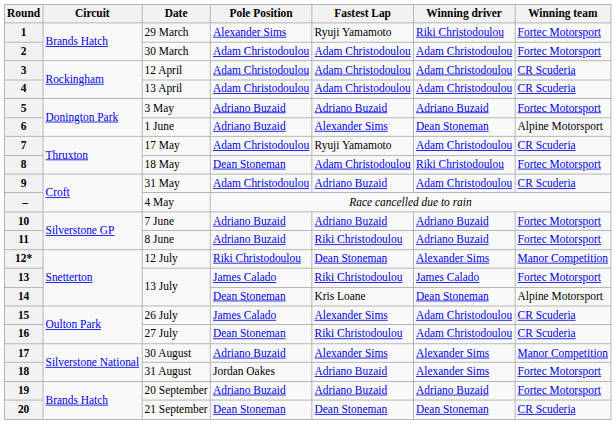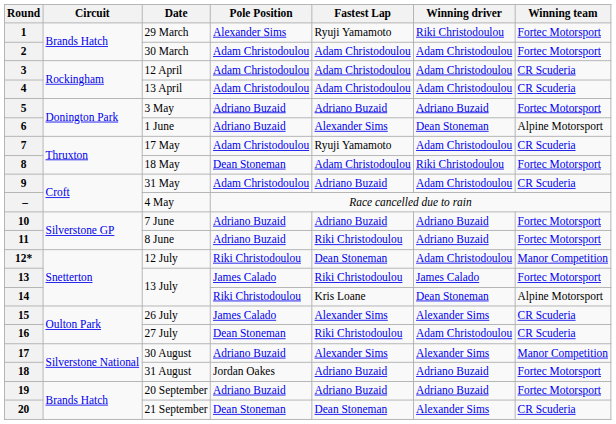(453, 258) Alexander Sims -> (464, 258) Adam Christodoulou
(249, 296) Dean Stoneman -> (257, 296) Riki Christodoulou
(464, 315) Adam Christodoulou -> (453, 315) Alexander Sims
(453, 371) Alexander Sims -> (452, 371) Adriano Buzaid
(452, 409) Dean Stoneman -> (453, 409) Alexander Sims
